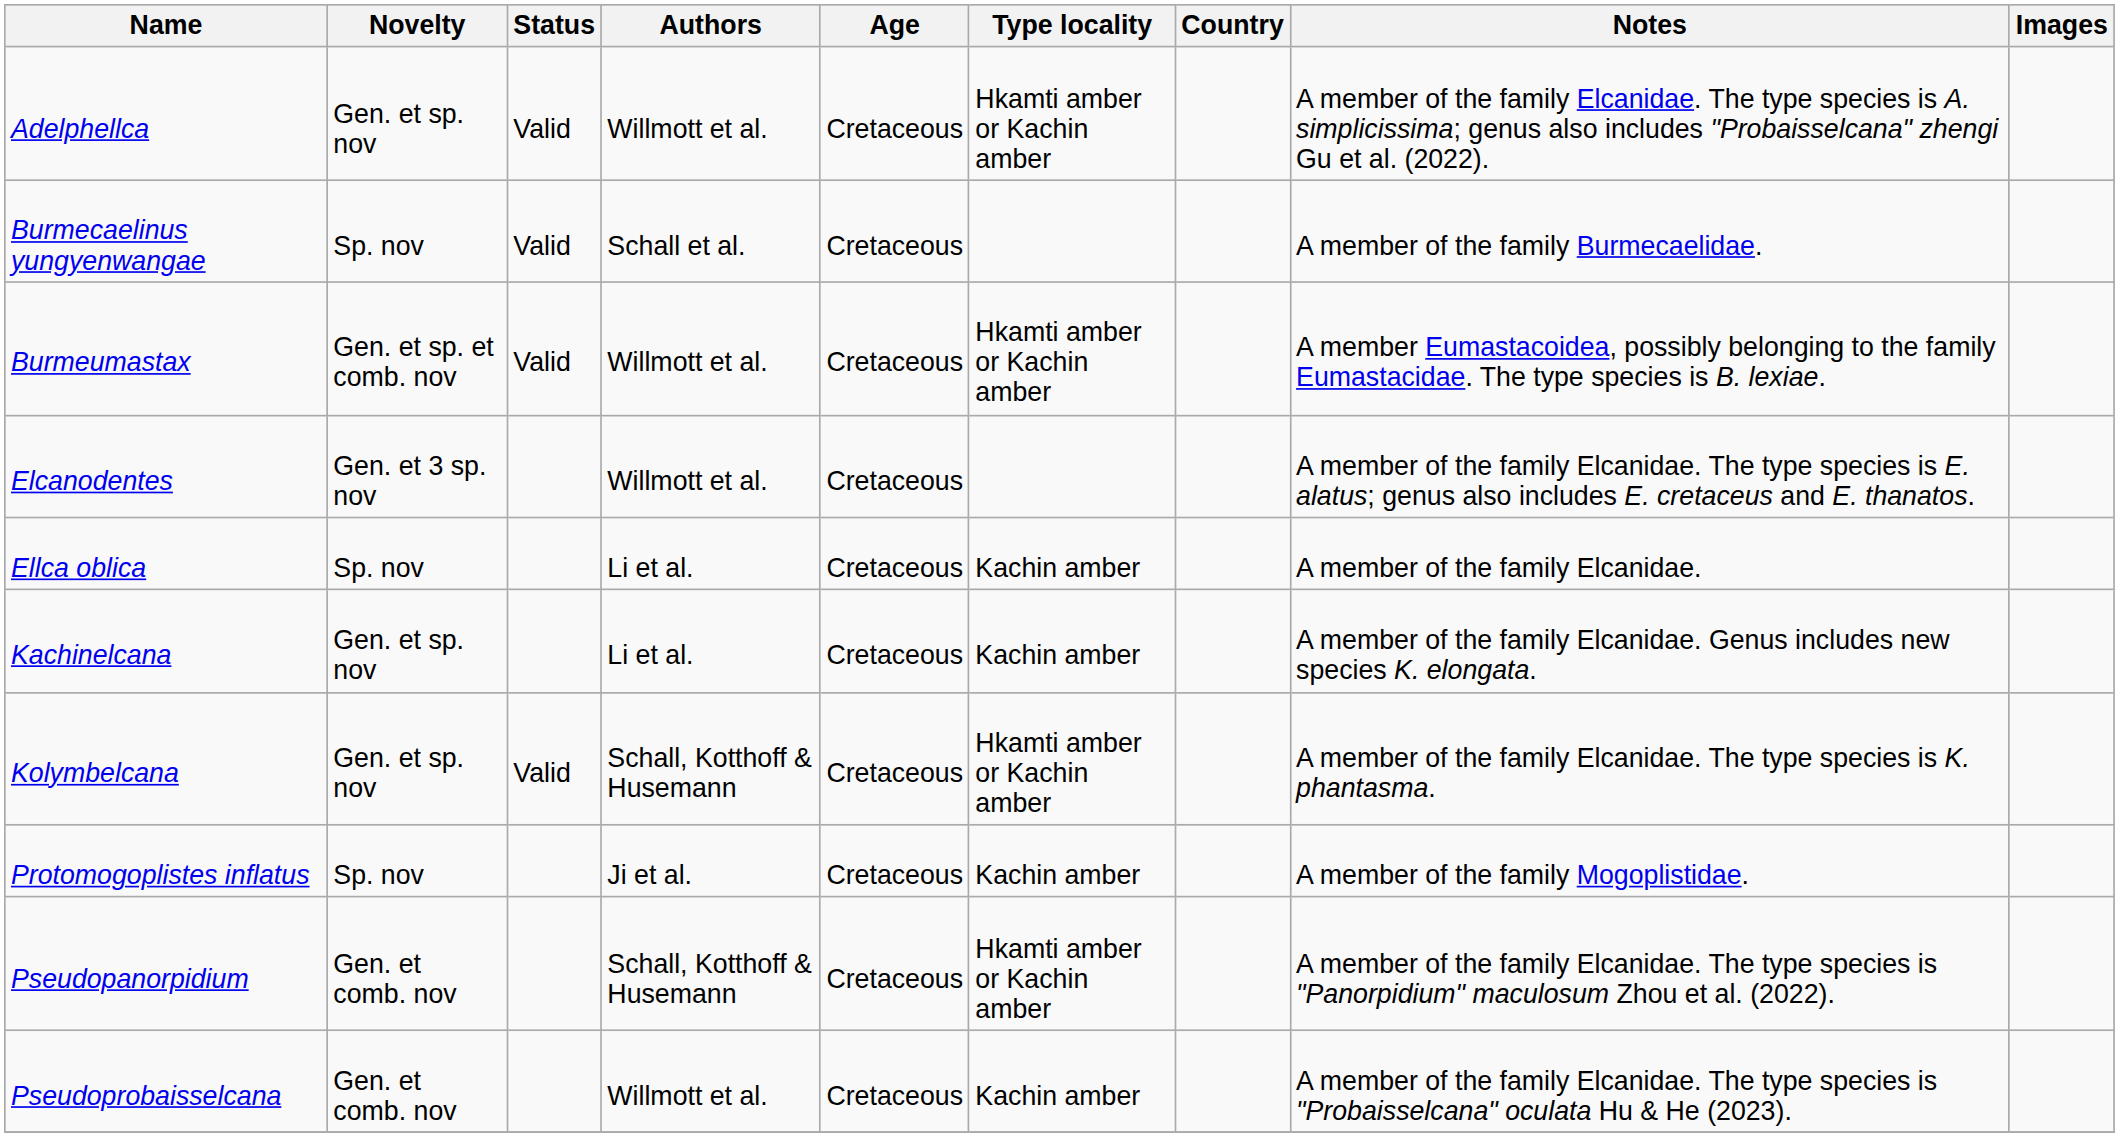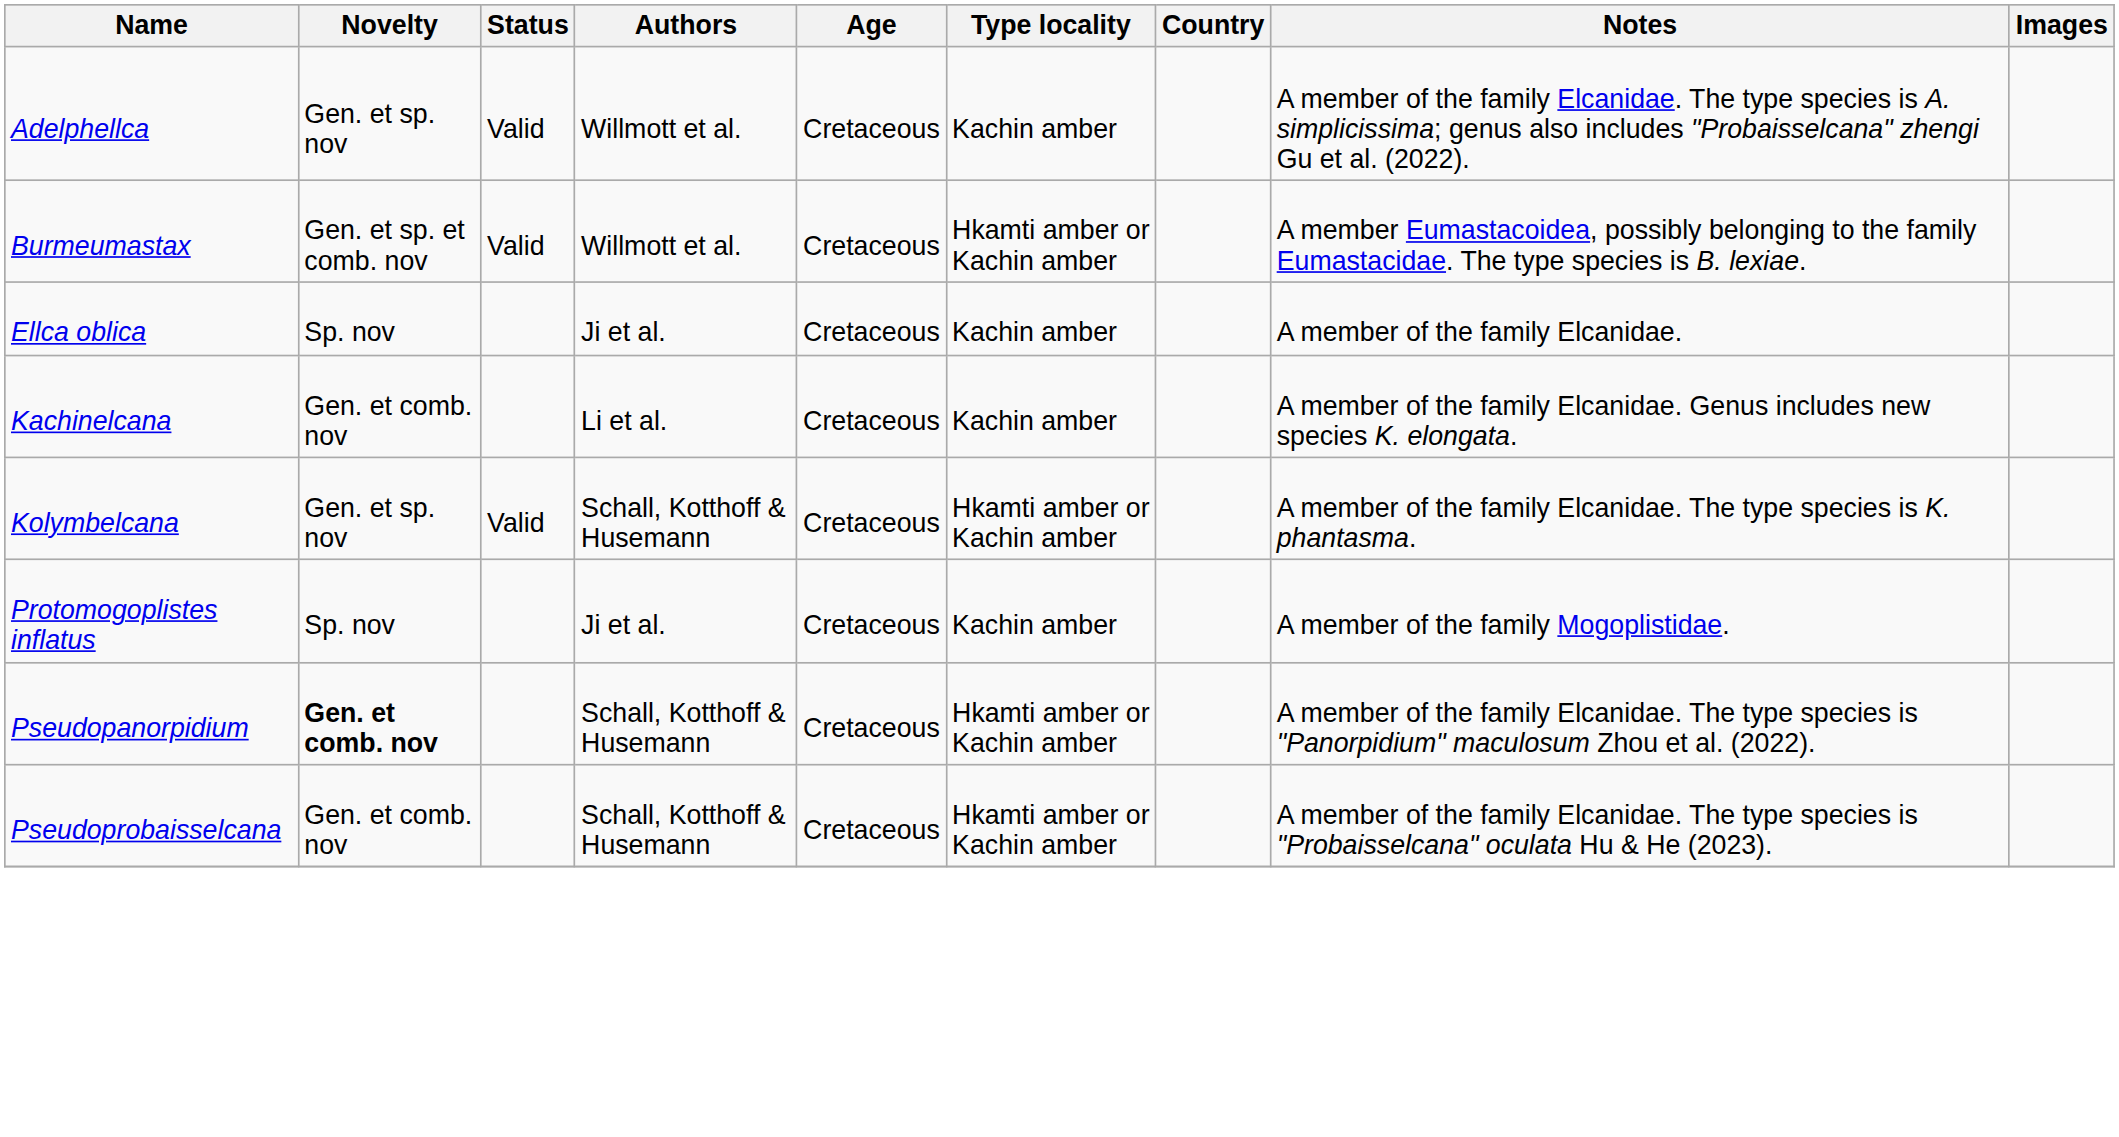(1059, 128) Hkamti amber or Kachin amber -> (1035, 128) Kachin amber
- row: (108, 245)
- row: (92, 480)
(650, 568) Li et al. -> (623, 333) Ji et al.
(399, 655) Gen. et sp. nov -> (388, 420) Gen. et comb. nov
(395, 978) normal -> (371, 728) bold
(688, 1095) Willmott et al. -> (683, 830) Schall, Kotthoff & Husemann
(1058, 1095) Kachin amber -> (1051, 830) Hkamti amber or Kachin amber
